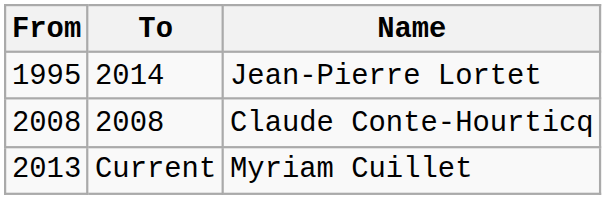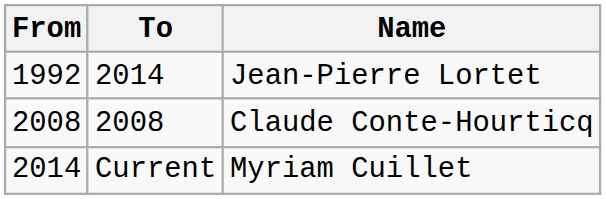(47, 76) 1995 -> (47, 76) 1992
(47, 170) 2013 -> (47, 170) 2014
